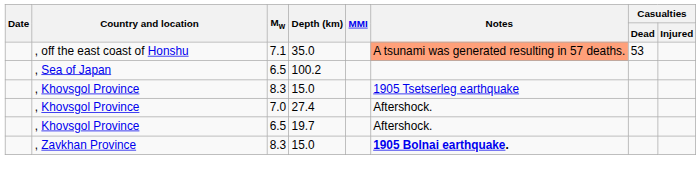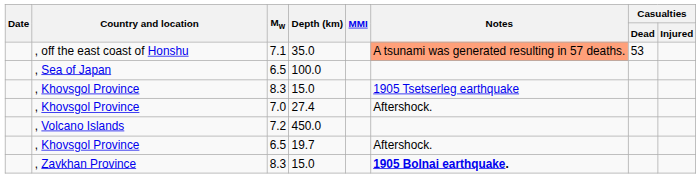(306, 70) 100.2 -> (306, 70) 100.0
+ row: (80, 126)
